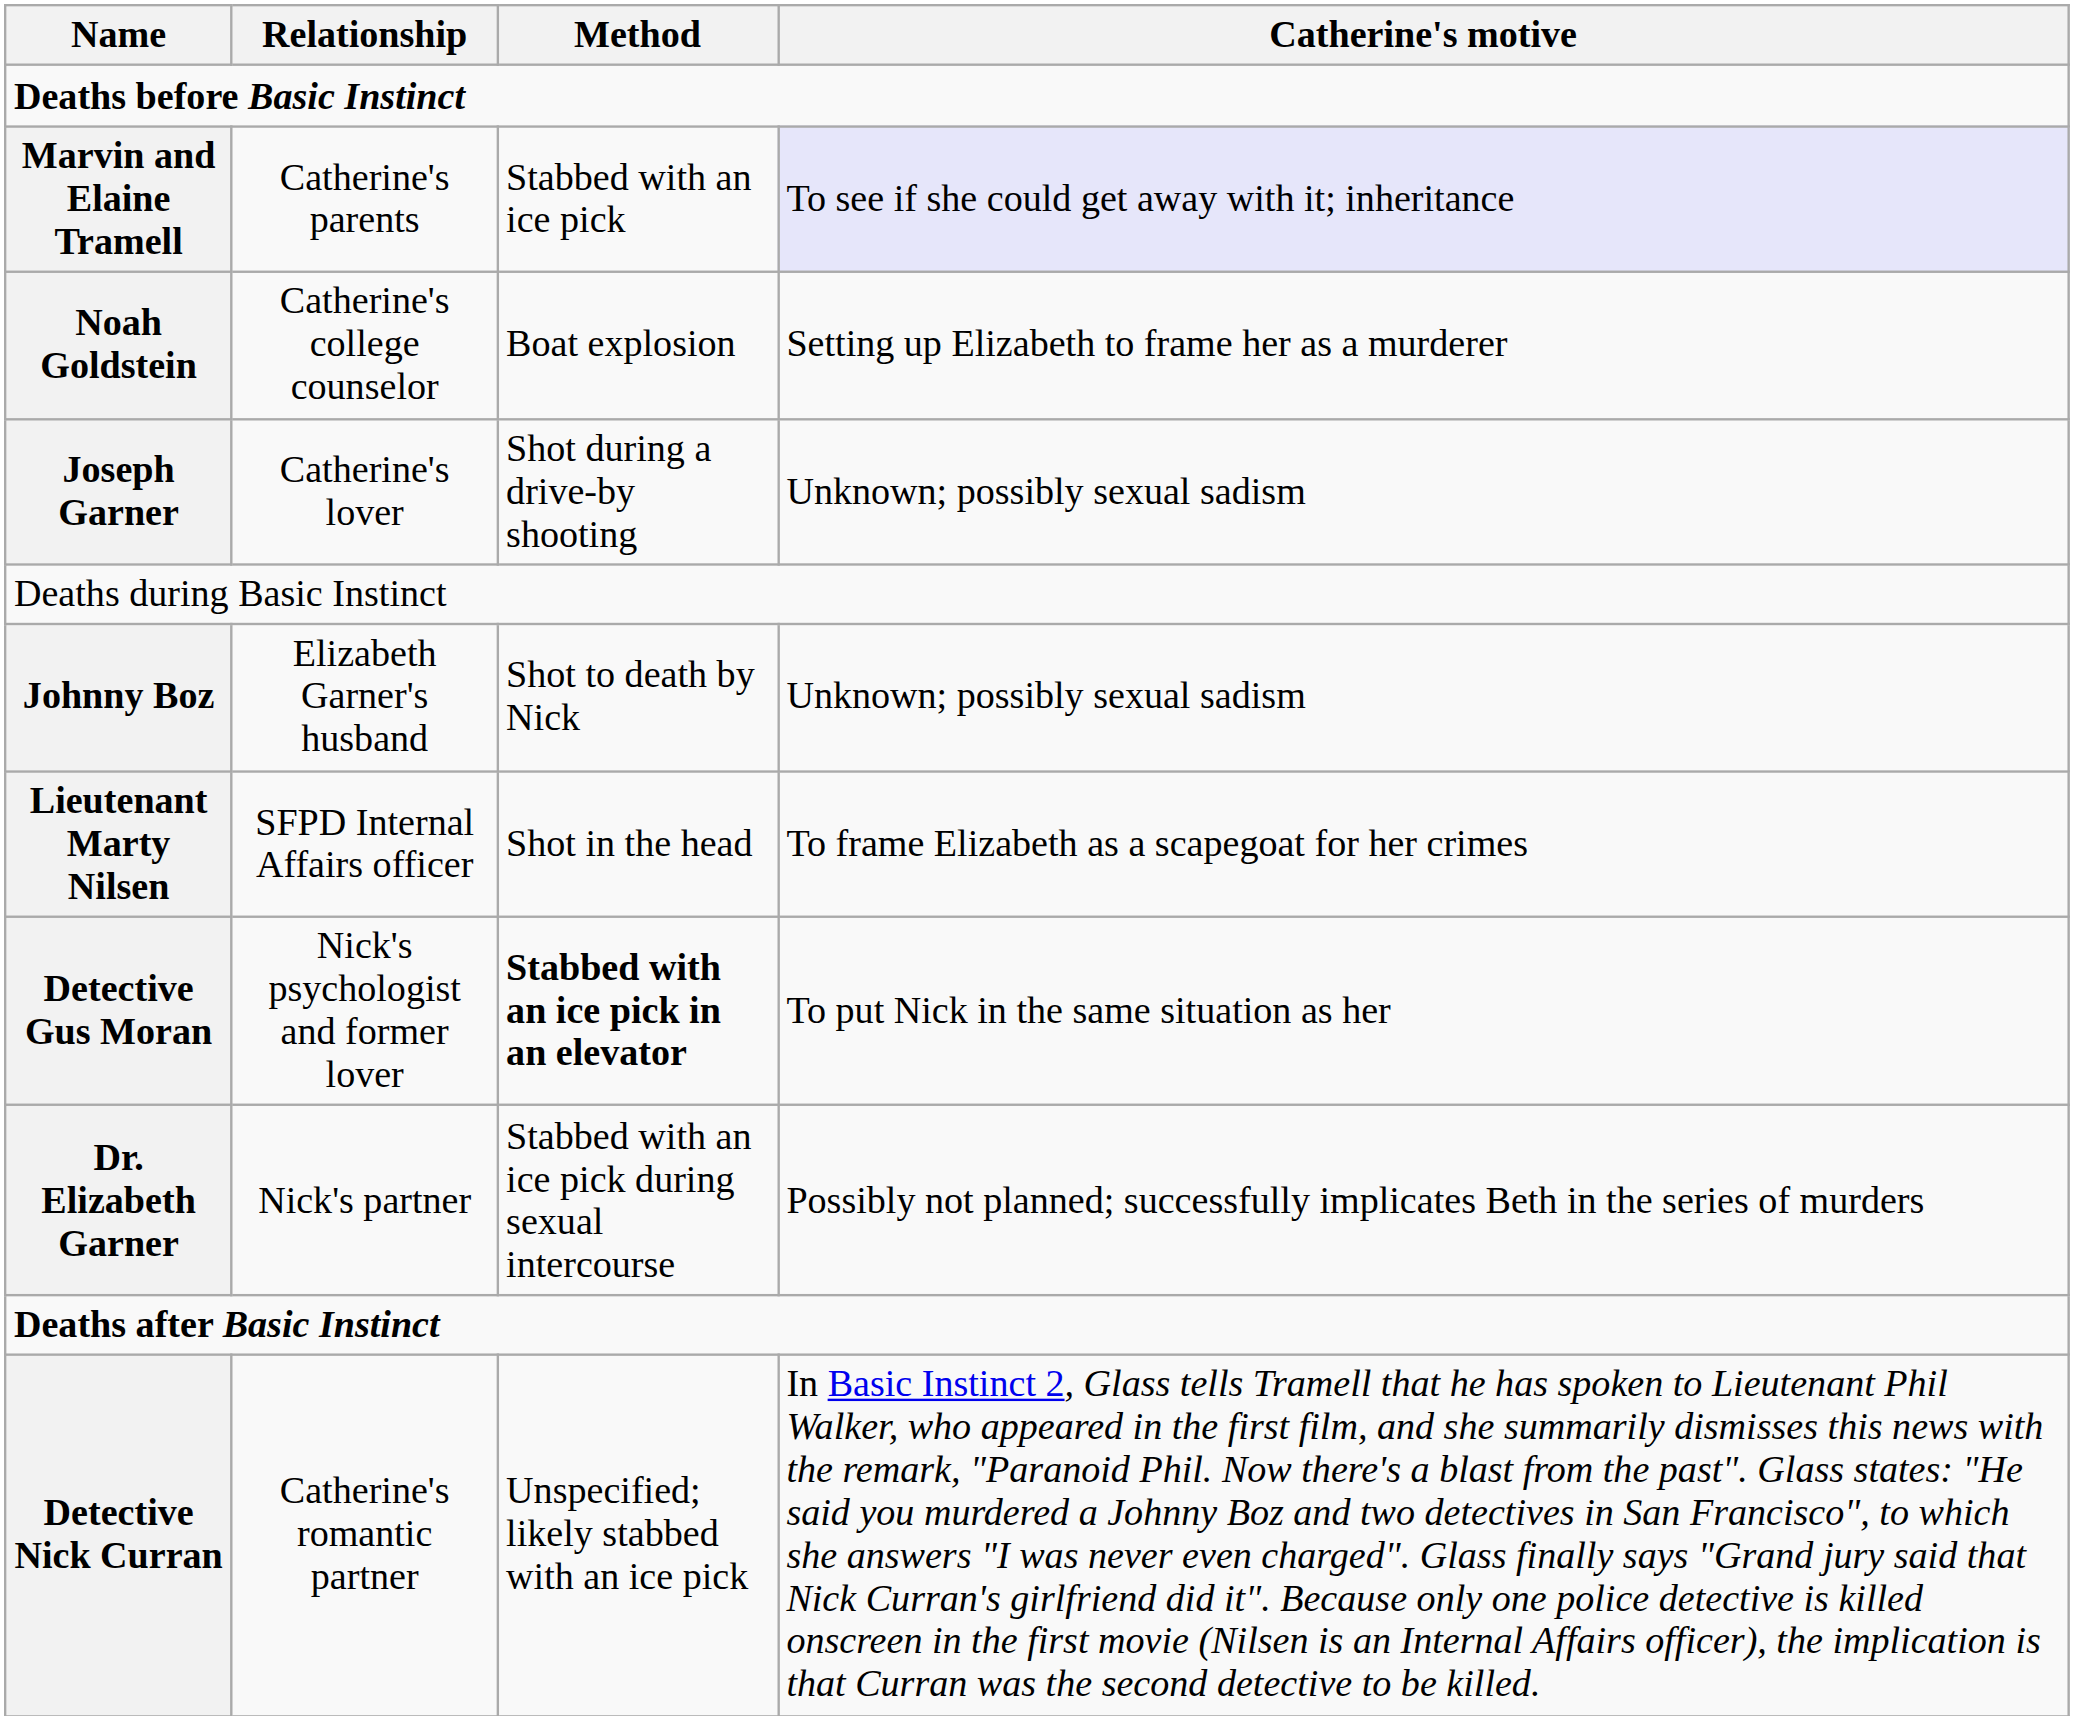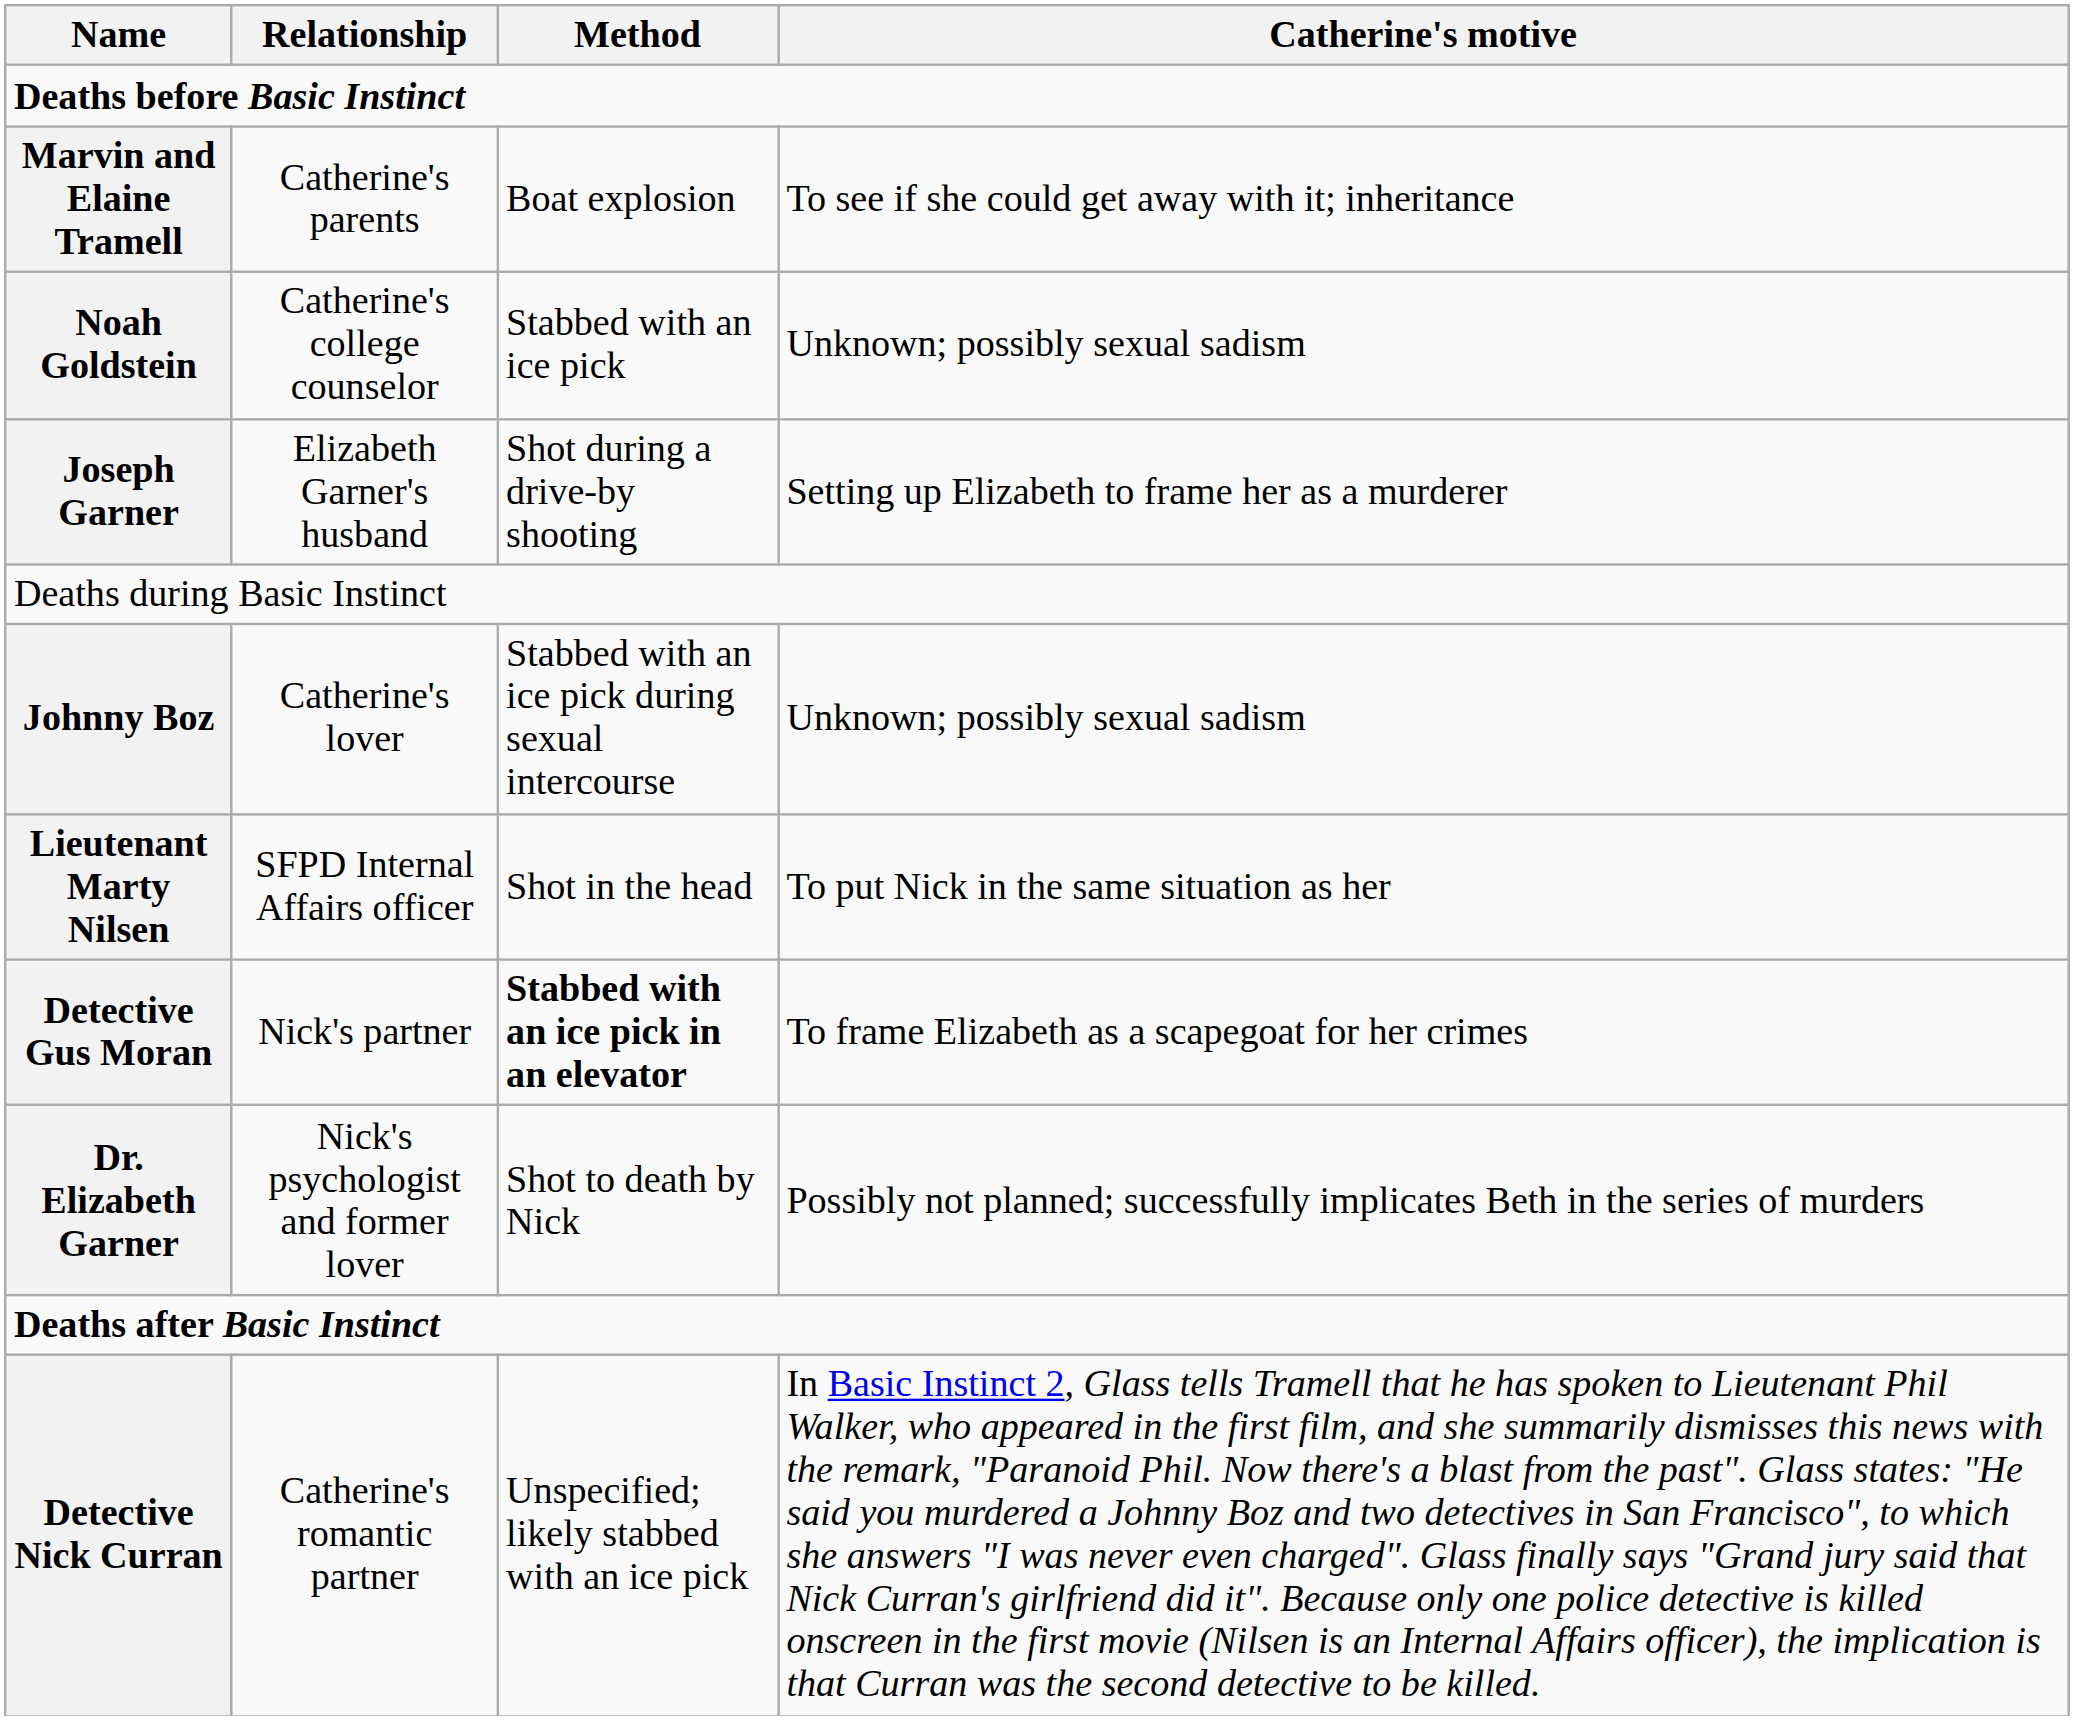(629, 198) Stabbed with an ice pick -> (621, 198) Boat explosion
(1150, 198) lavender background -> (1150, 198) no background
(621, 344) Boat explosion -> (629, 344) Stabbed with an ice pick
(1147, 344) Setting up Elizabeth to frame her as a murderer -> (1046, 344) Unknown; possibly sexual sadism
(365, 490) Catherine's lover -> (365, 490) Elizabeth Garner's husband
(1046, 490) Unknown; possibly sexual sadism -> (1147, 490) Setting up Elizabeth to frame her as a murderer
(365, 696) Elizabeth Garner's husband -> (365, 718) Catherine's lover
(630, 696) Shot to death by Nick -> (629, 718) Stabbed with an ice pick during sexual intercourse
(1157, 843) To frame Elizabeth as a scapegoat for her crimes -> (1089, 885) To put Nick in the same situation as her
(365, 1010) Nick's psychologist and former lover -> (365, 1031) Nick's partner
(1089, 1010) To put Nick in the same situation as her -> (1157, 1031) To frame Elizabeth as a scapegoat for her crimes
(365, 1199) Nick's partner -> (365, 1199) Nick's psychologist and former lover
(629, 1199) Stabbed with an ice pick during sexual intercourse -> (630, 1199) Shot to death by Nick
